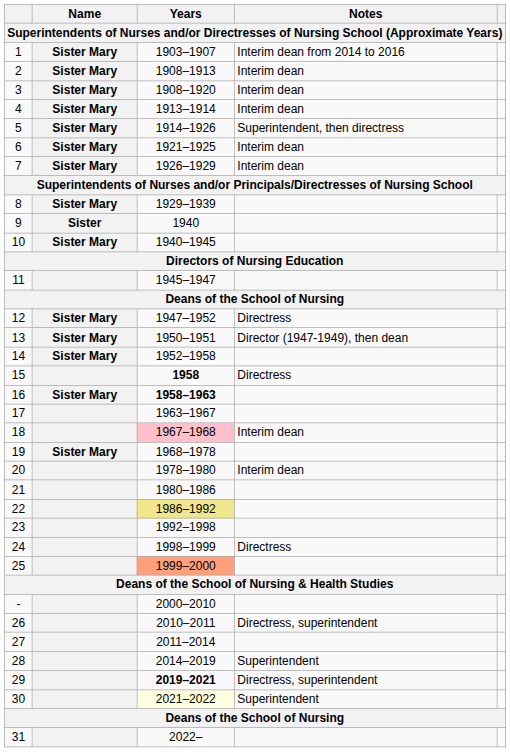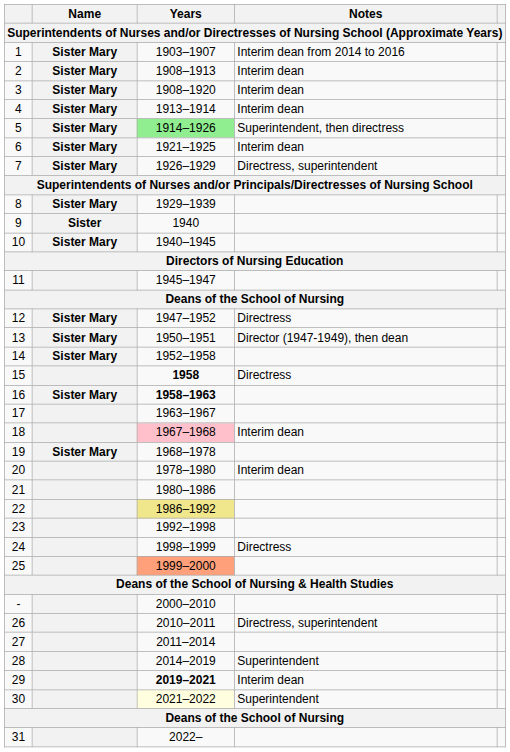(186, 128) no background -> (186, 128) lightgreen background
(271, 166) Interim dean -> (307, 166) Directress, superintendent
(307, 680) Directress, superintendent -> (271, 680) Interim dean
